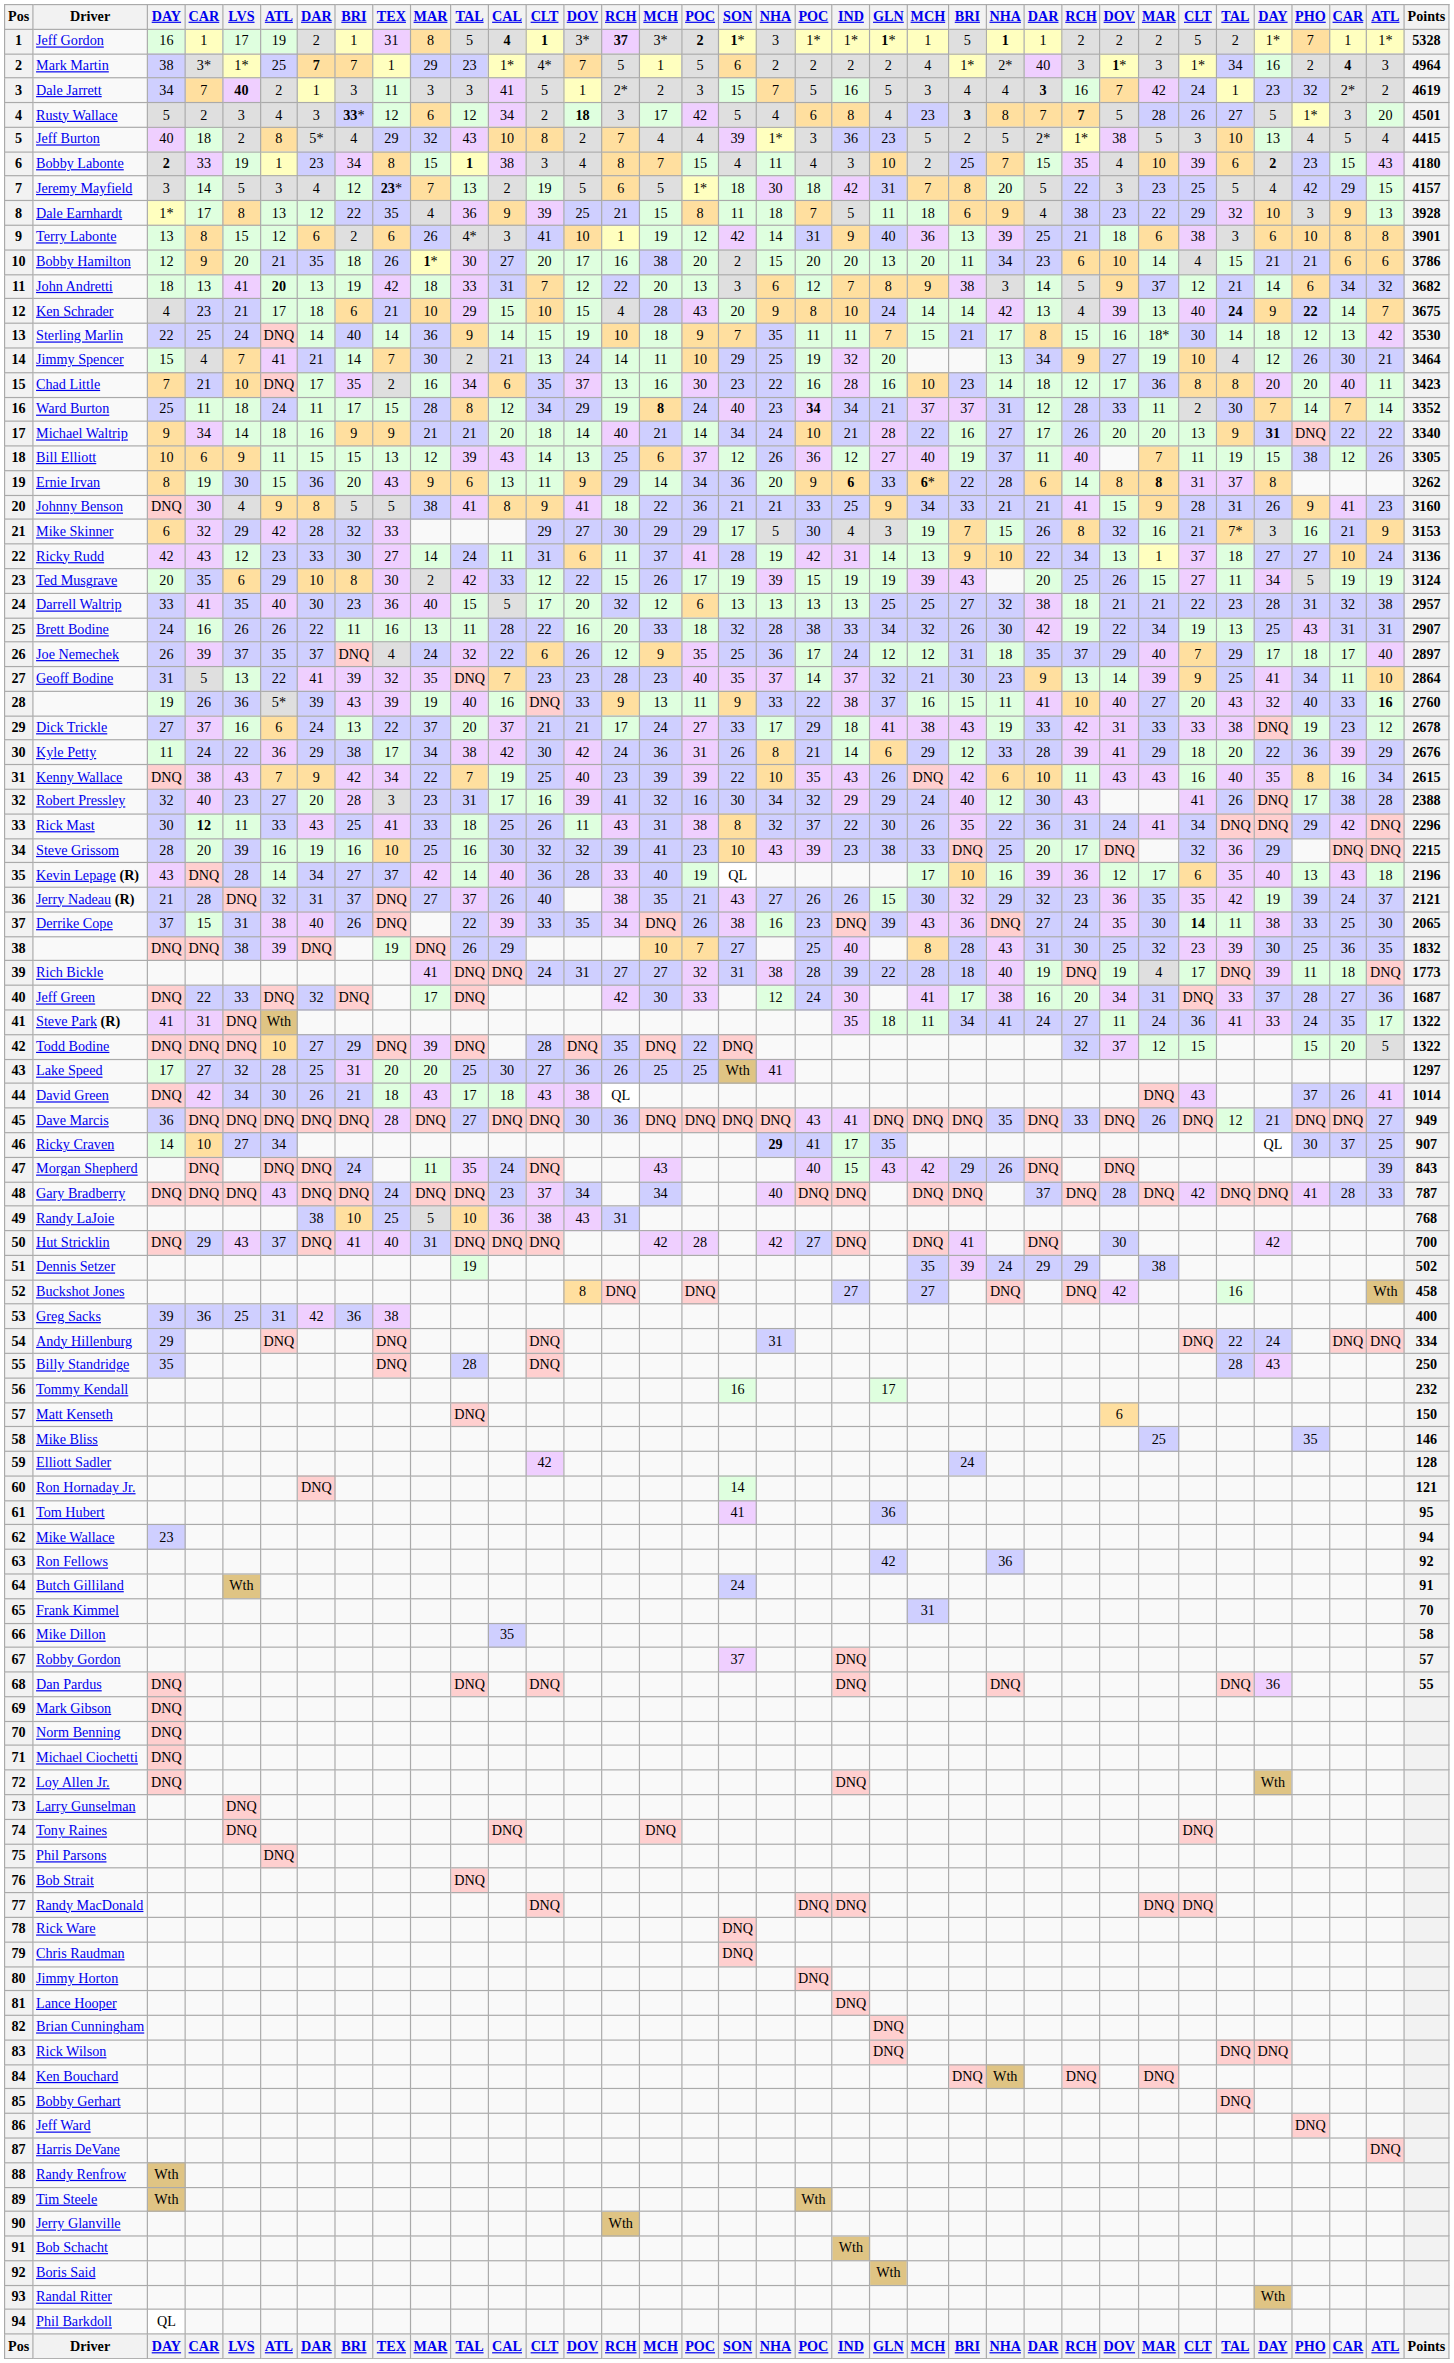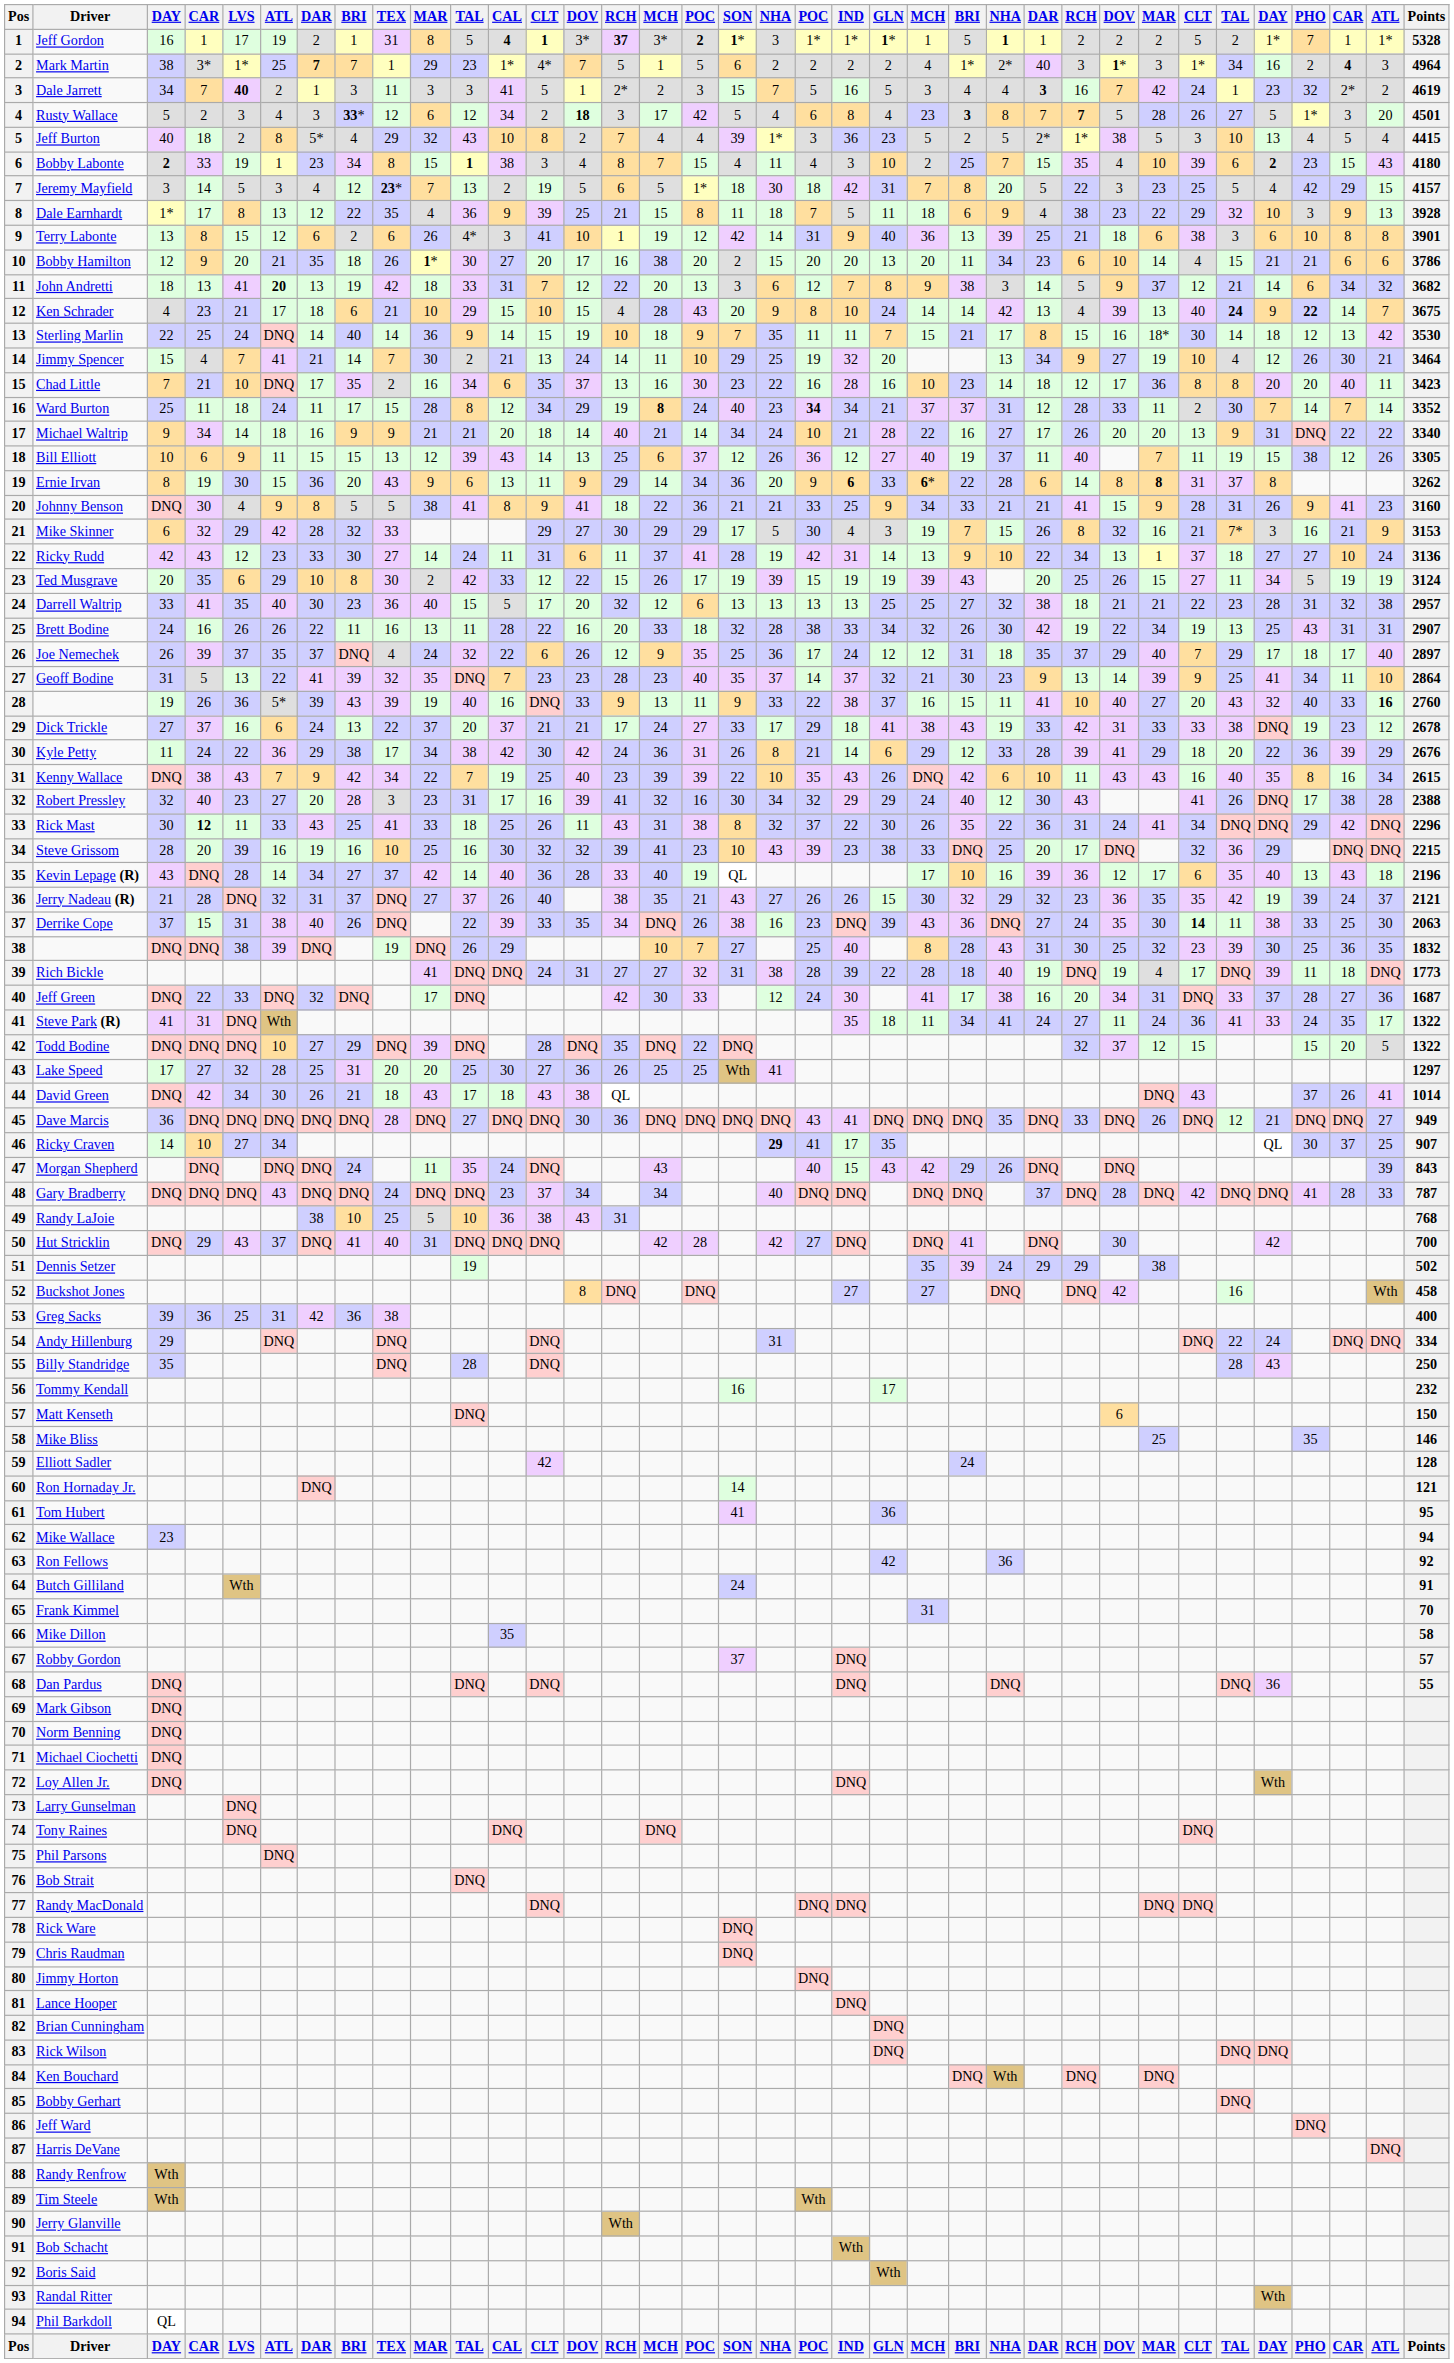(1273, 433) bold -> (1273, 433) normal
(1426, 924) 2065 -> (1426, 924) 2063
